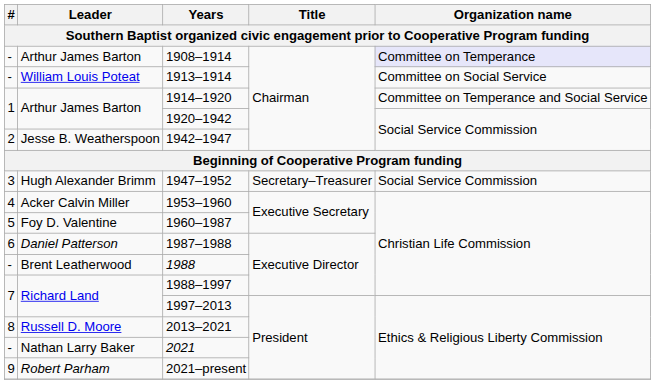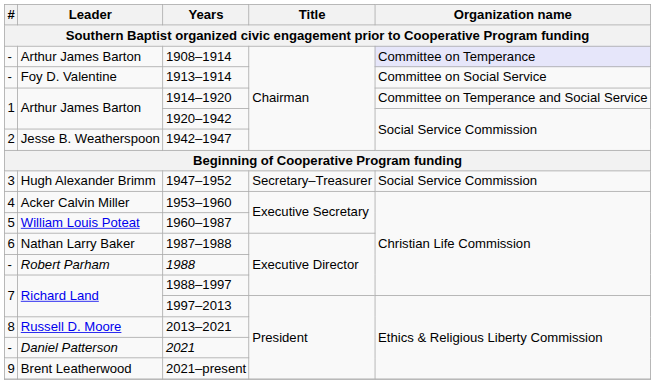(80, 77) William Louis Poteat -> (69, 77) Foy D. Valentine
(69, 222) Foy D. Valentine -> (80, 222) William Louis Poteat
(69, 243) Daniel Patterson -> (78, 243) Nathan Larry Baker
(76, 264) Brent Leatherwood -> (65, 264) Robert Parham
(78, 347) Nathan Larry Baker -> (69, 347) Daniel Patterson
(65, 368) Robert Parham -> (76, 368) Brent Leatherwood
